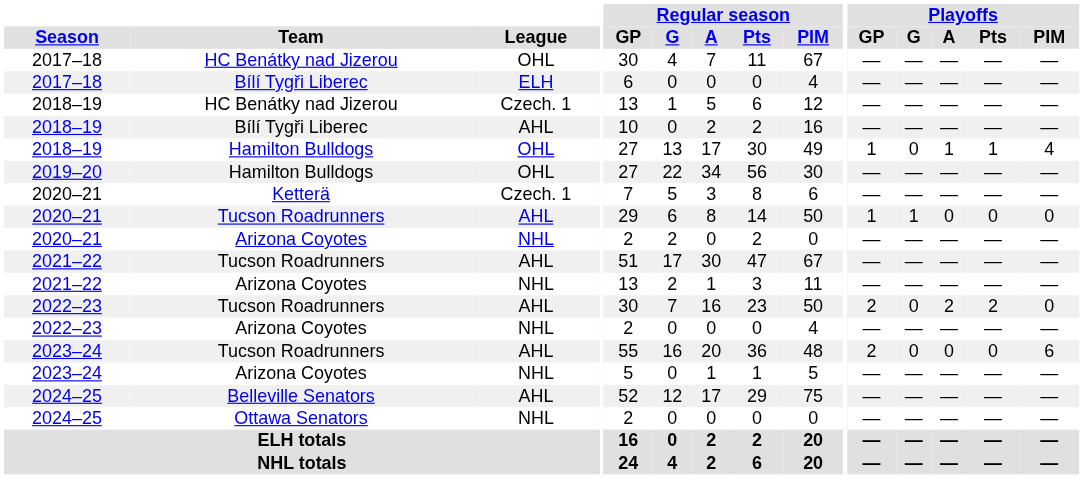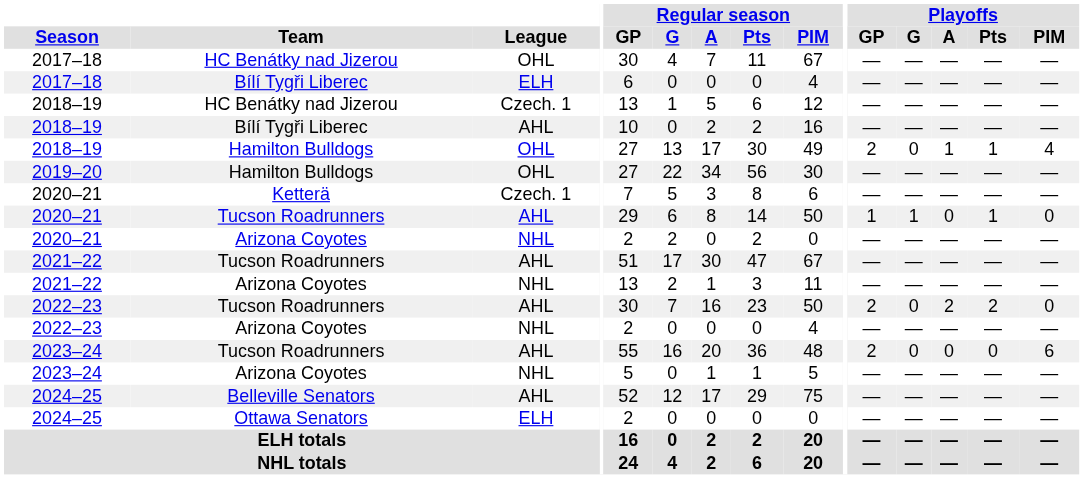(871, 149) 1 -> (871, 149) 2
(993, 216) 0 -> (993, 216) 1
(536, 418) NHL -> (536, 418) ELH
